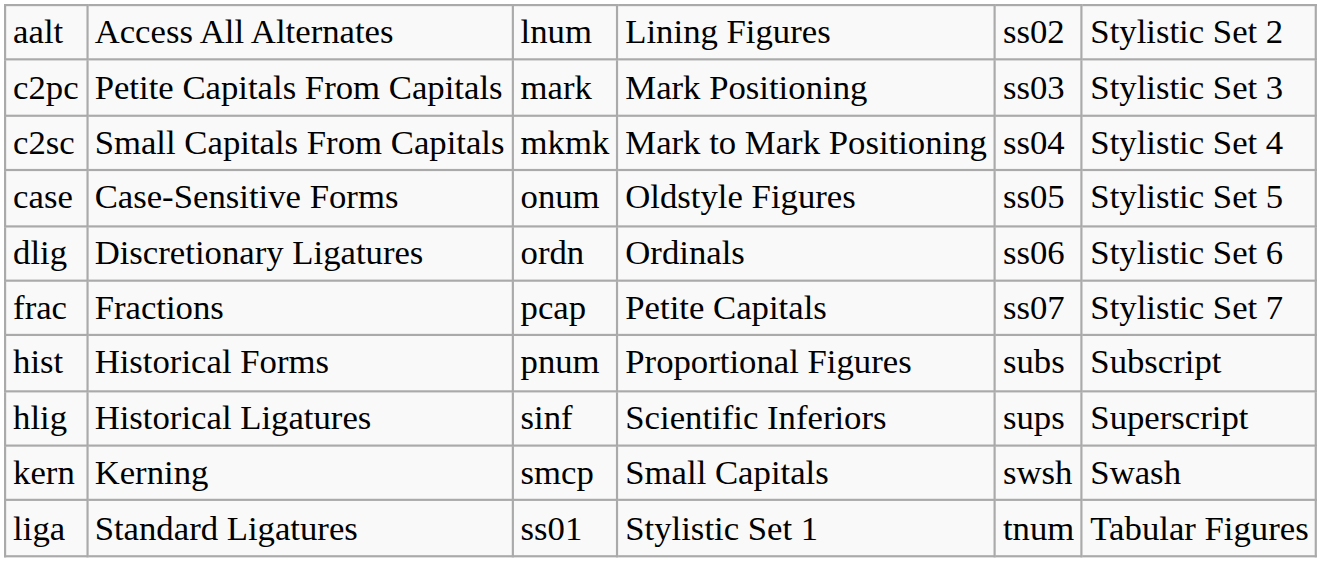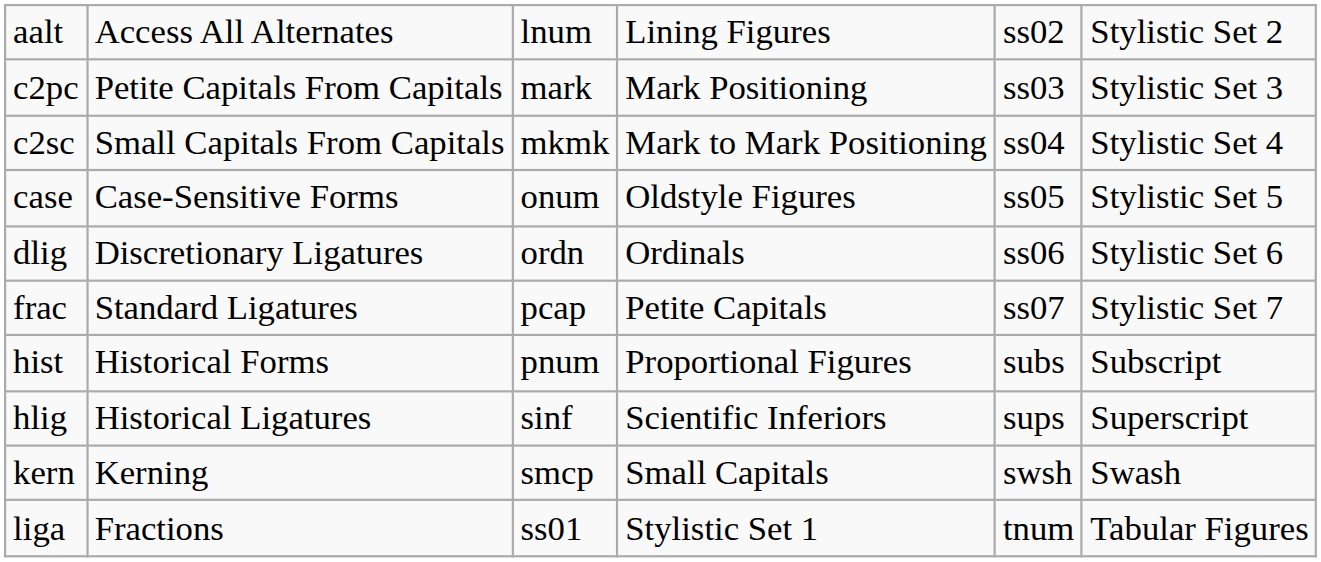(159, 307) Fractions -> (226, 307) Standard Ligatures
(226, 527) Standard Ligatures -> (159, 527) Fractions
